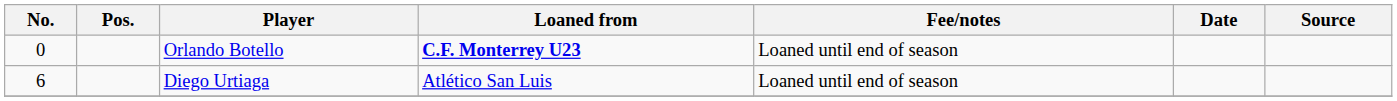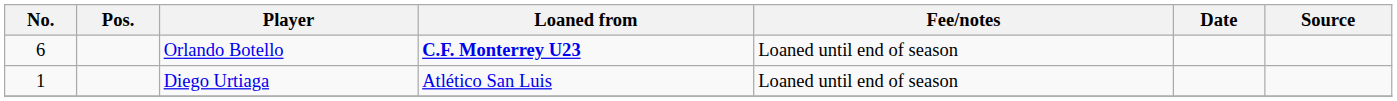(41, 50) 0 -> (41, 50) 6
(41, 81) 6 -> (41, 81) 1
